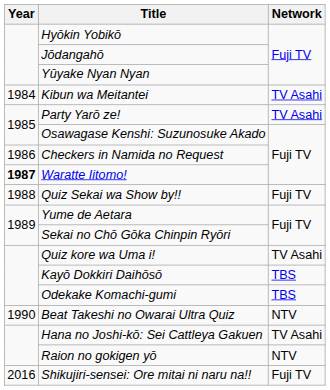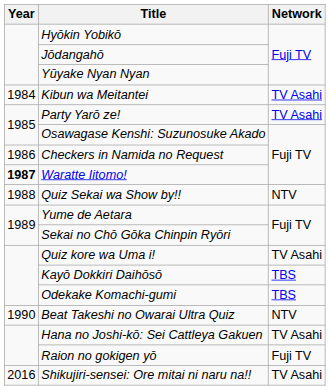(291, 194) Fuji TV -> (284, 194) NTV
(284, 355) NTV -> (291, 355) Fuji TV
(291, 375) Fuji TV -> (297, 375) TV Asahi
